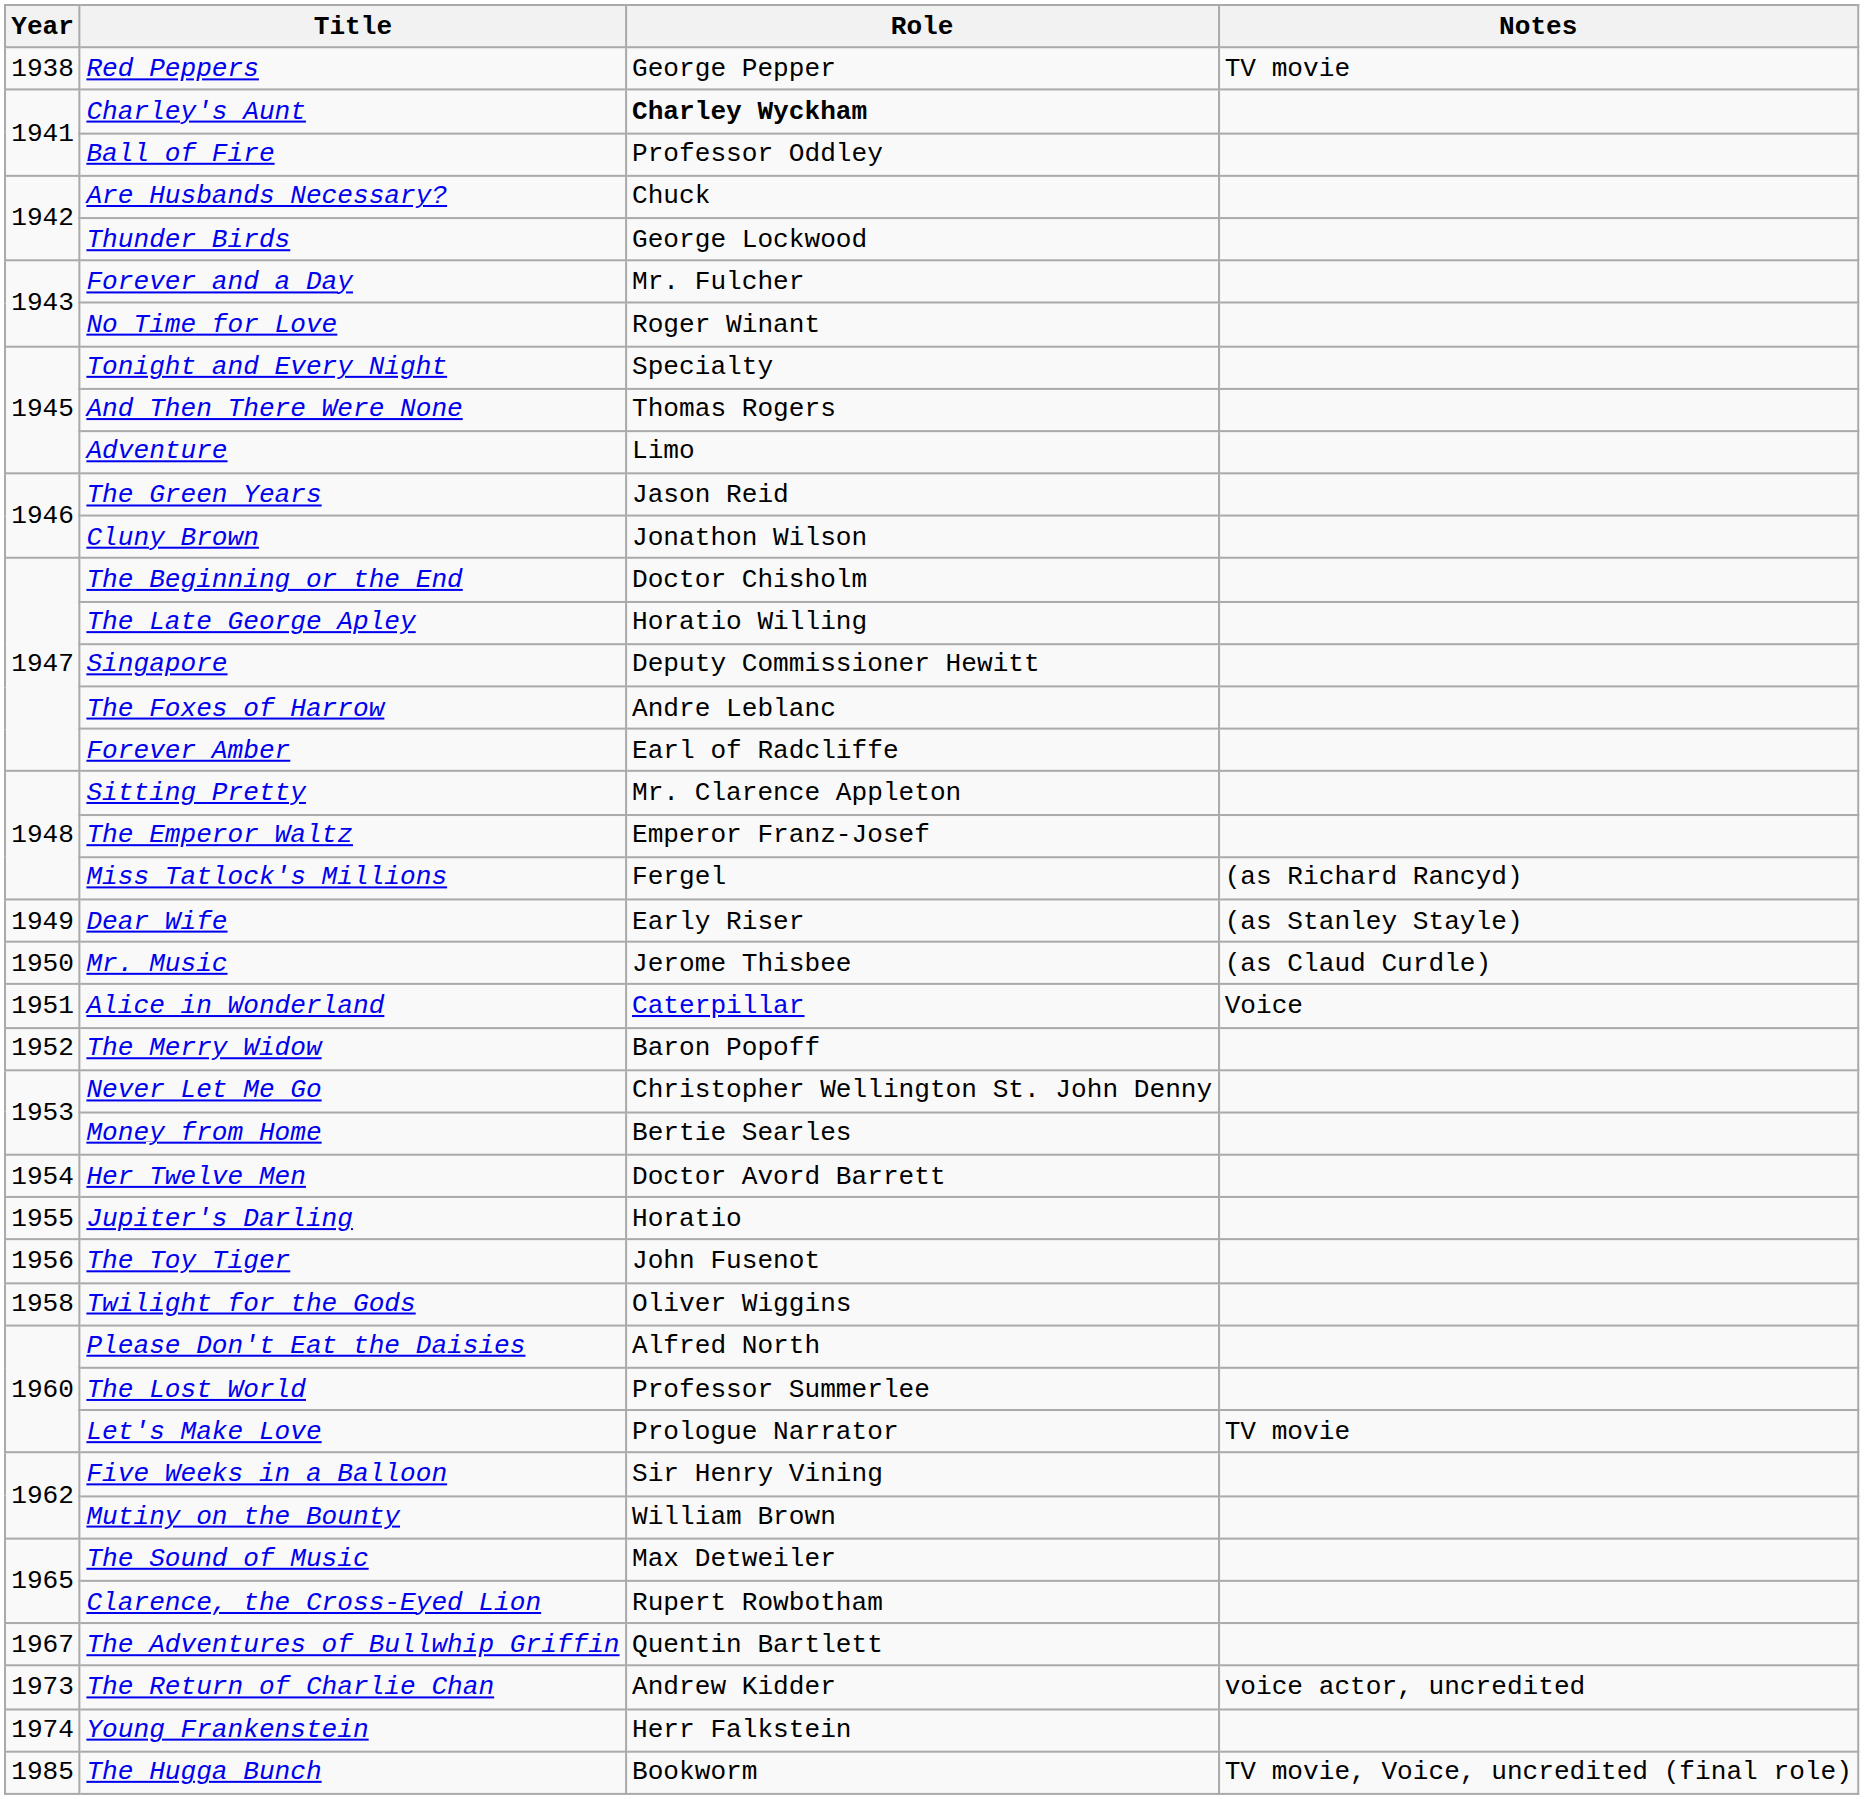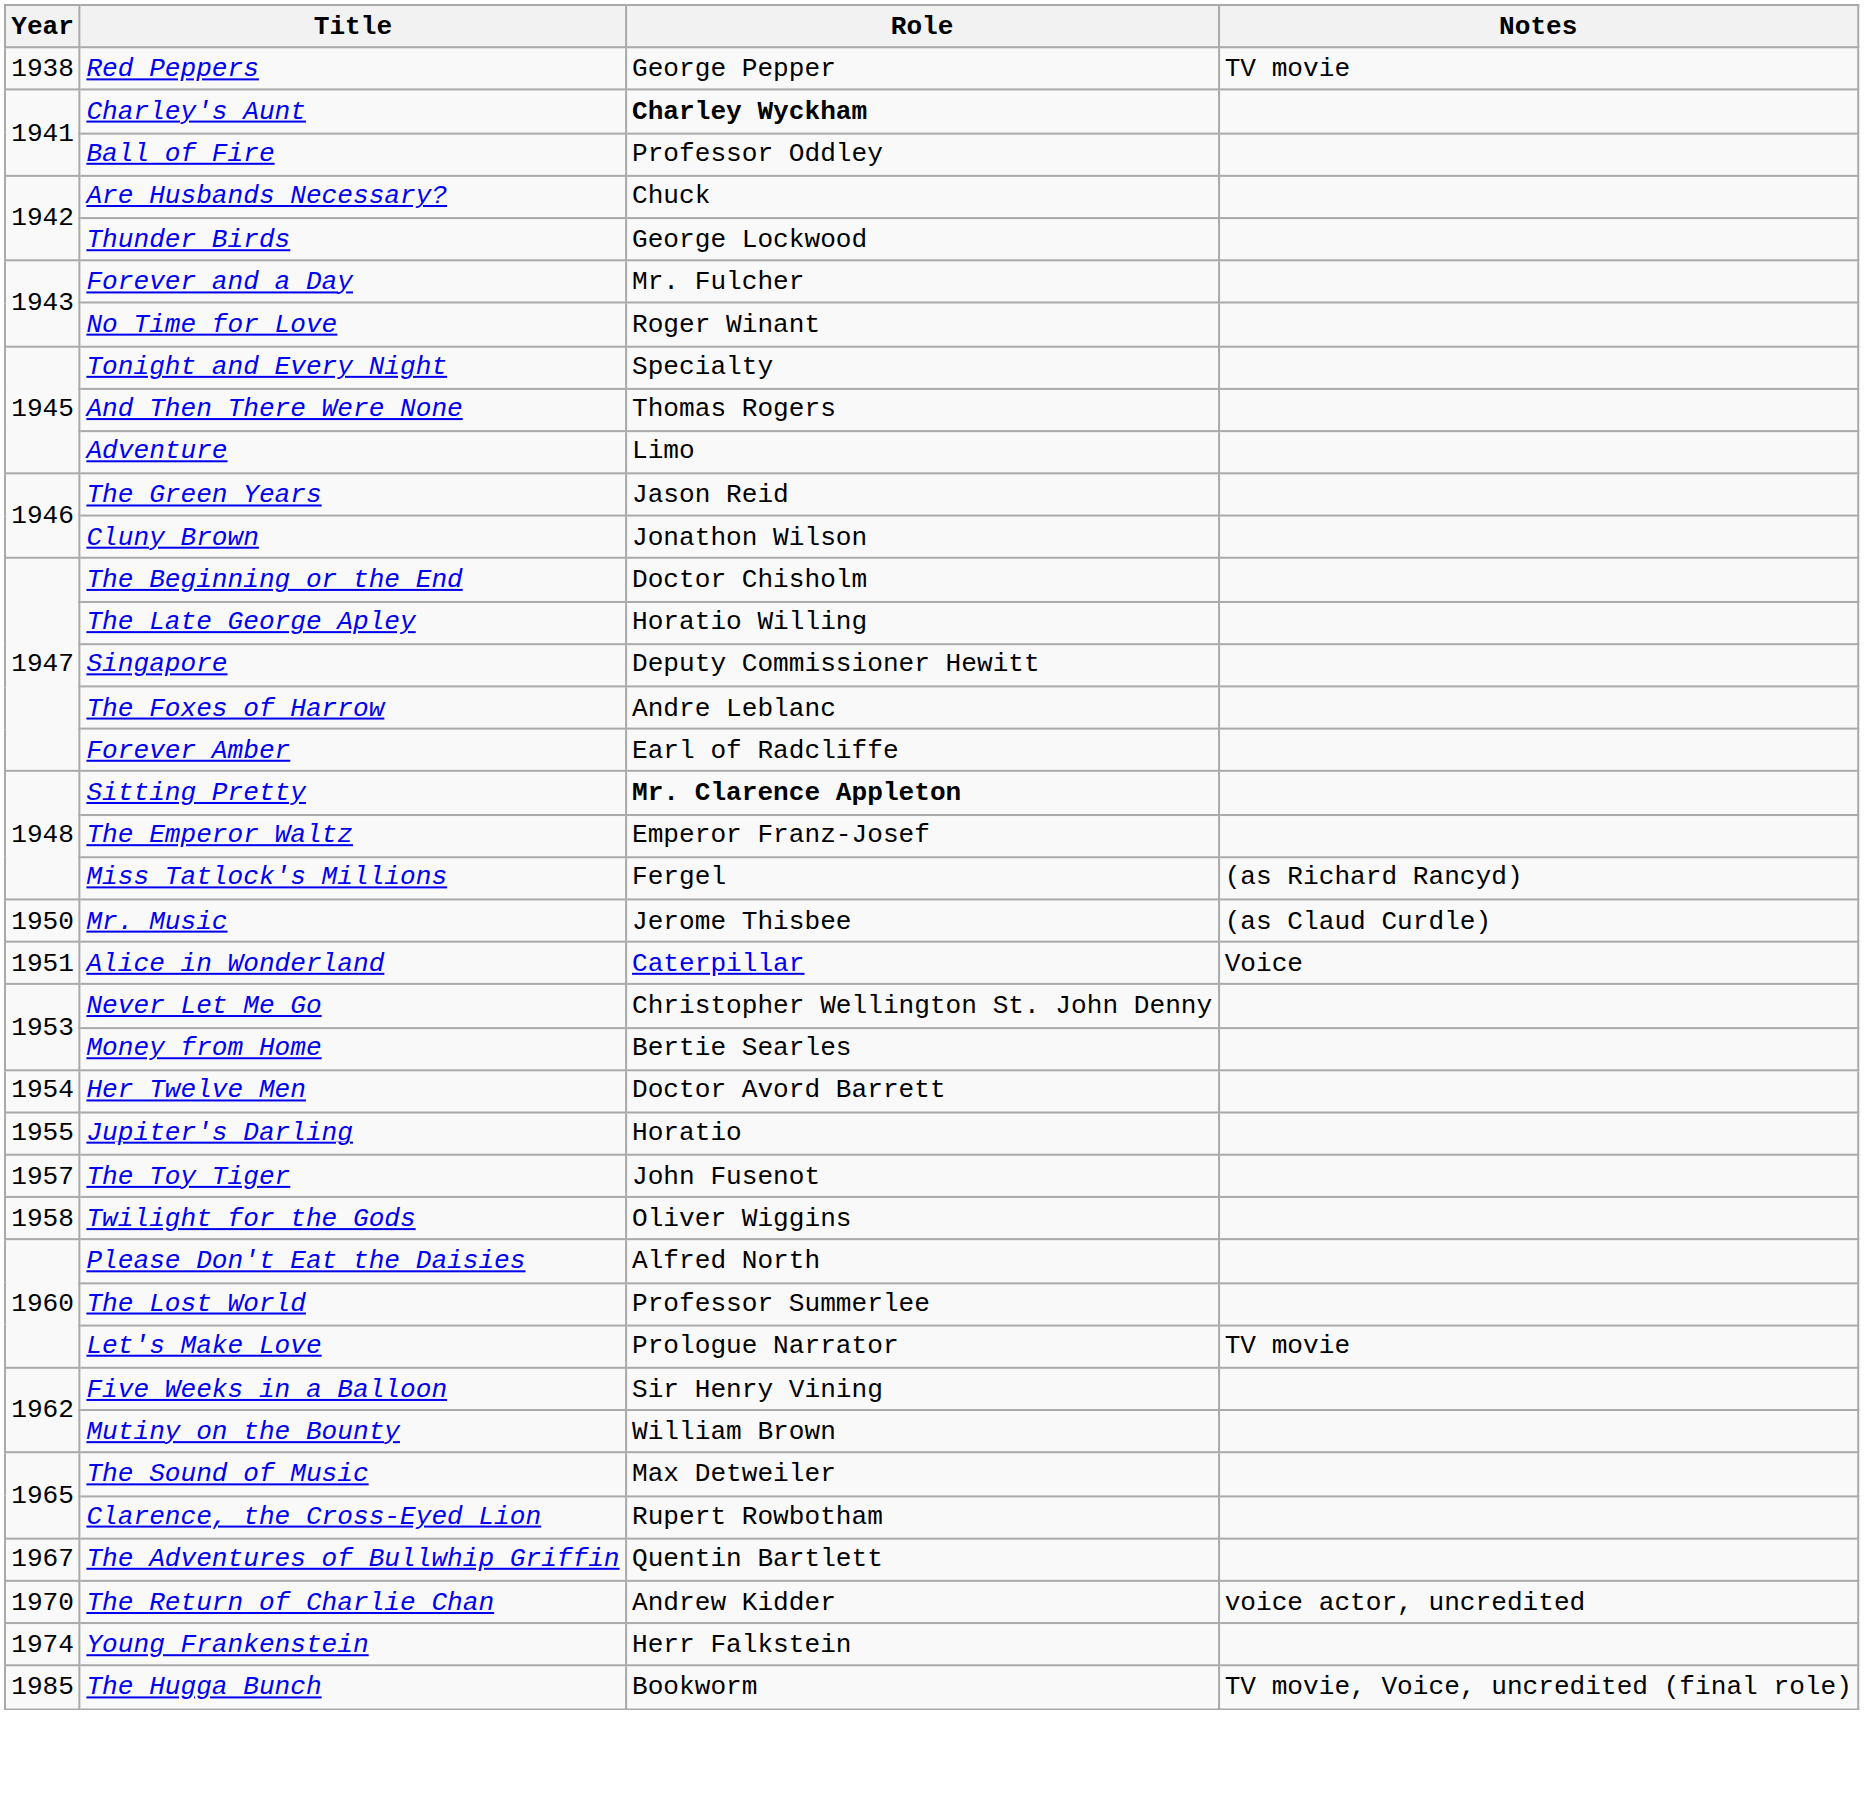(797, 793) normal -> (797, 793) bold
- row: (157, 921)
- row: (204, 1048)
(43, 1261) 1956 -> (43, 1176) 1957
(43, 1687) 1973 -> (43, 1602) 1970
